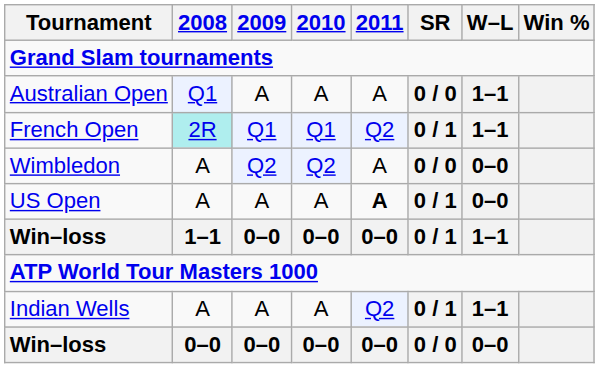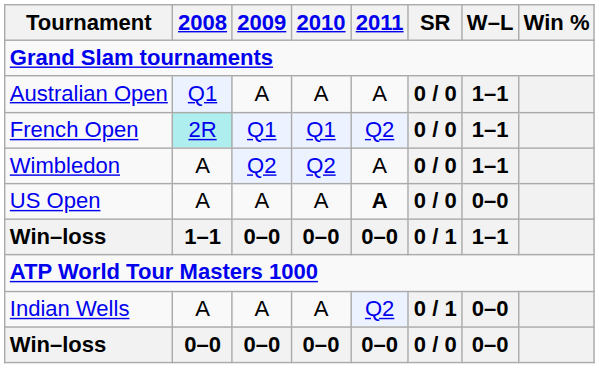(435, 129) 0 / 1 -> (435, 129) 0 / 0
(490, 164) 0–0 -> (490, 164) 1–1
(435, 200) 0 / 1 -> (435, 200) 0 / 0
(490, 308) 1–1 -> (490, 308) 0–0
